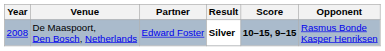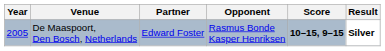columns swapped: (339, 12) <-> (224, 12)
(17, 33) 2008 -> (17, 33) 2005
